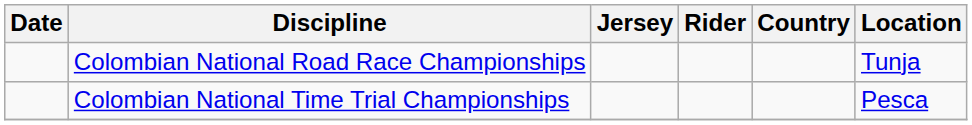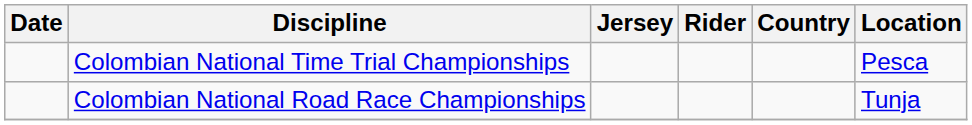rows swapped: (322, 100) <-> (330, 61)
